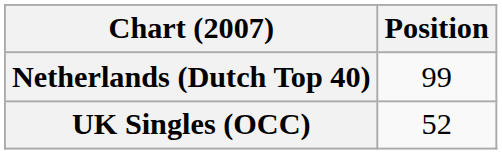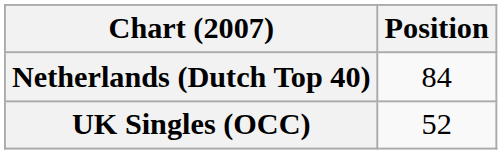(437, 76) 99 -> (437, 76) 84
